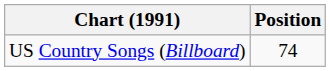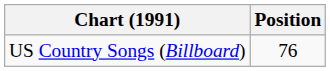(288, 50) 74 -> (288, 50) 76
